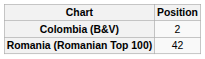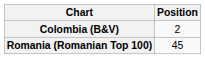(177, 45) 42 -> (177, 45) 45
